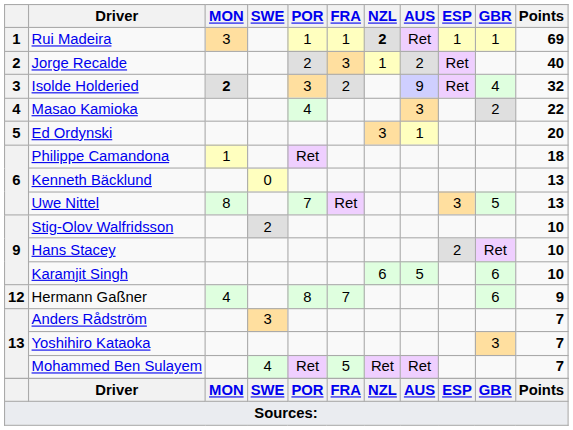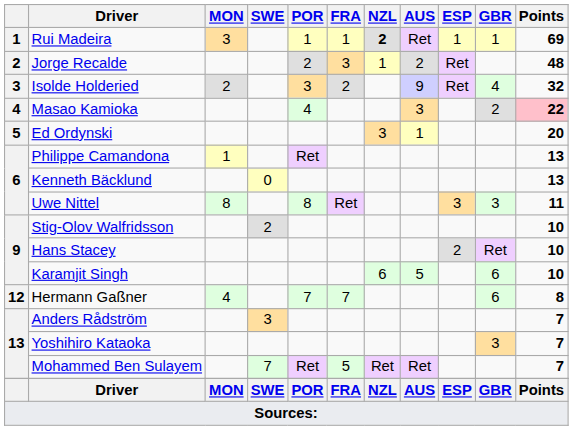(556, 63) 40 -> (556, 63) 48
(226, 86) bold -> (226, 86) normal
(556, 109) no background -> (556, 109) pink background
(556, 156) 18 -> (556, 156) 13
(307, 203) 7 -> (307, 203) 8
(495, 203) 5 -> (495, 203) 3
(556, 203) 13 -> (556, 203) 11
(307, 296) 8 -> (307, 296) 7
(560, 296) 9 -> (560, 296) 8
(268, 366) 4 -> (268, 366) 7
